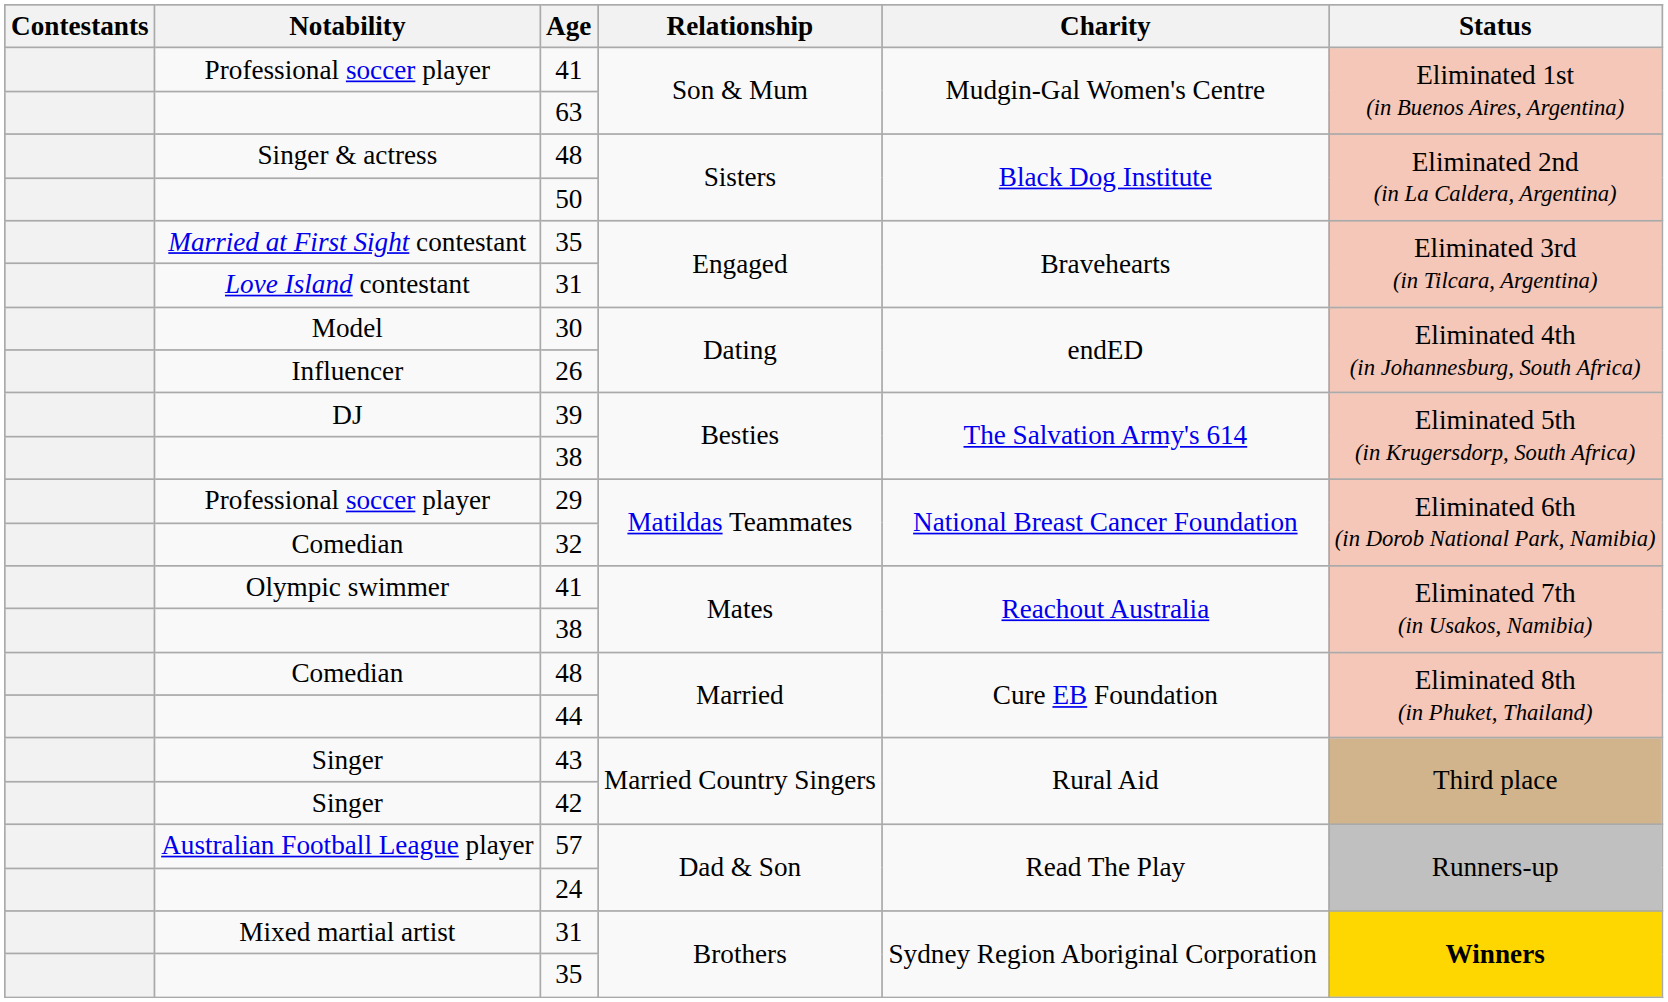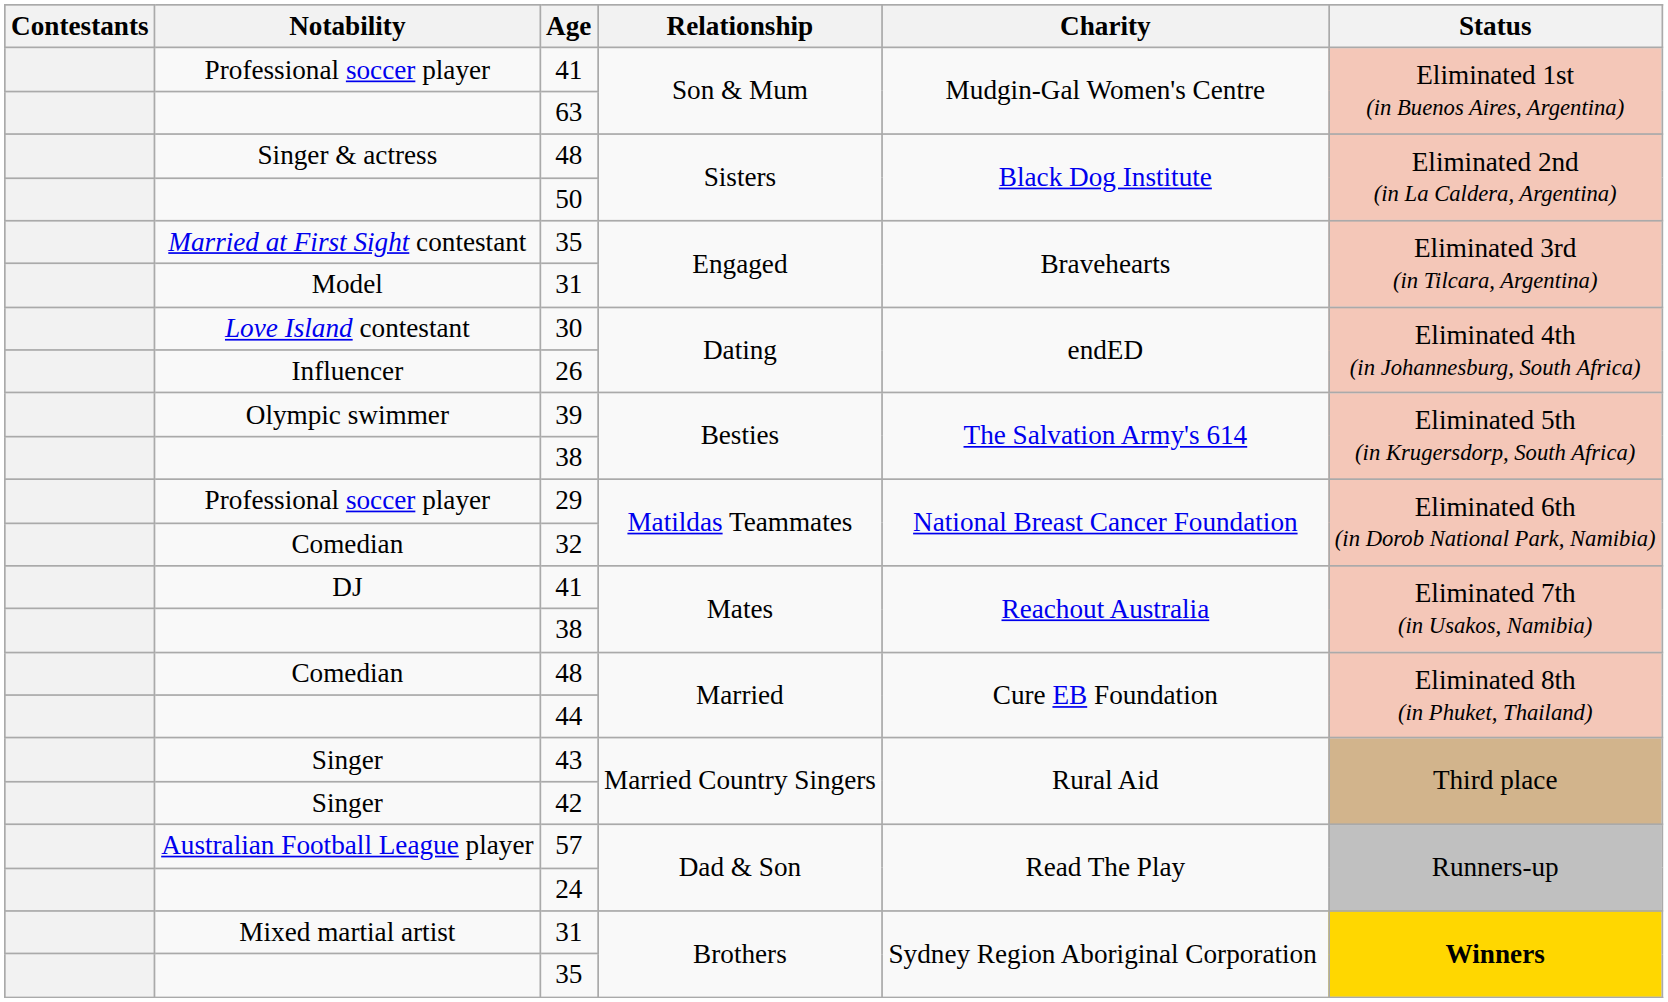(347, 284) Love Island contestant -> (347, 284) Model
(347, 328) Model -> (347, 328) Love Island contestant
(347, 414) DJ -> (347, 414) Olympic swimmer
(347, 586) Olympic swimmer -> (347, 586) DJ
